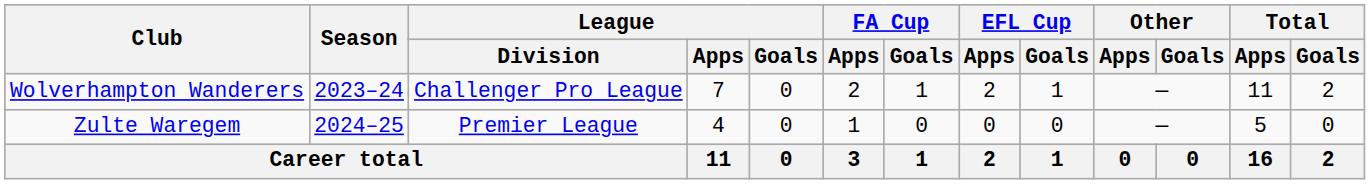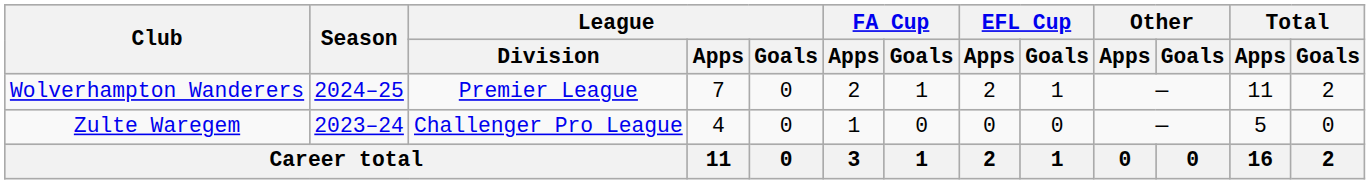(359, 92) 2023–24 -> (359, 92) 2024–25
(548, 92) Challenger Pro League -> (548, 92) Premier League
(359, 126) 2024–25 -> (359, 126) 2023–24
(548, 126) Premier League -> (548, 126) Challenger Pro League
